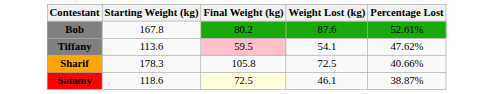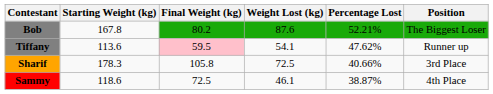+ column: (446, 13)
(407, 30) 52.61% -> (365, 30) 52.21%
(244, 81) lightyellow background -> (201, 81) no background
